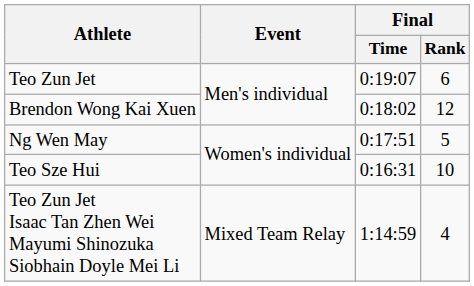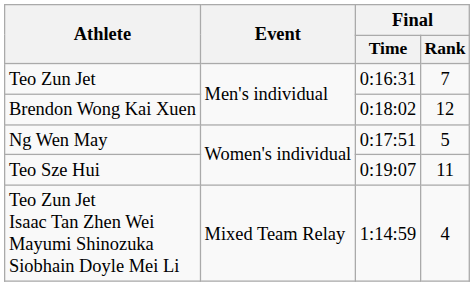(388, 79) 0:19:07 -> (388, 79) 0:16:31
(445, 79) 6 -> (445, 79) 7
(388, 170) 0:16:31 -> (388, 170) 0:19:07
(445, 170) 10 -> (445, 170) 11
